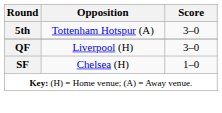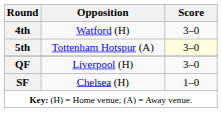+ row: (23, 30)
(191, 30) no background -> (191, 47) lightyellow background
